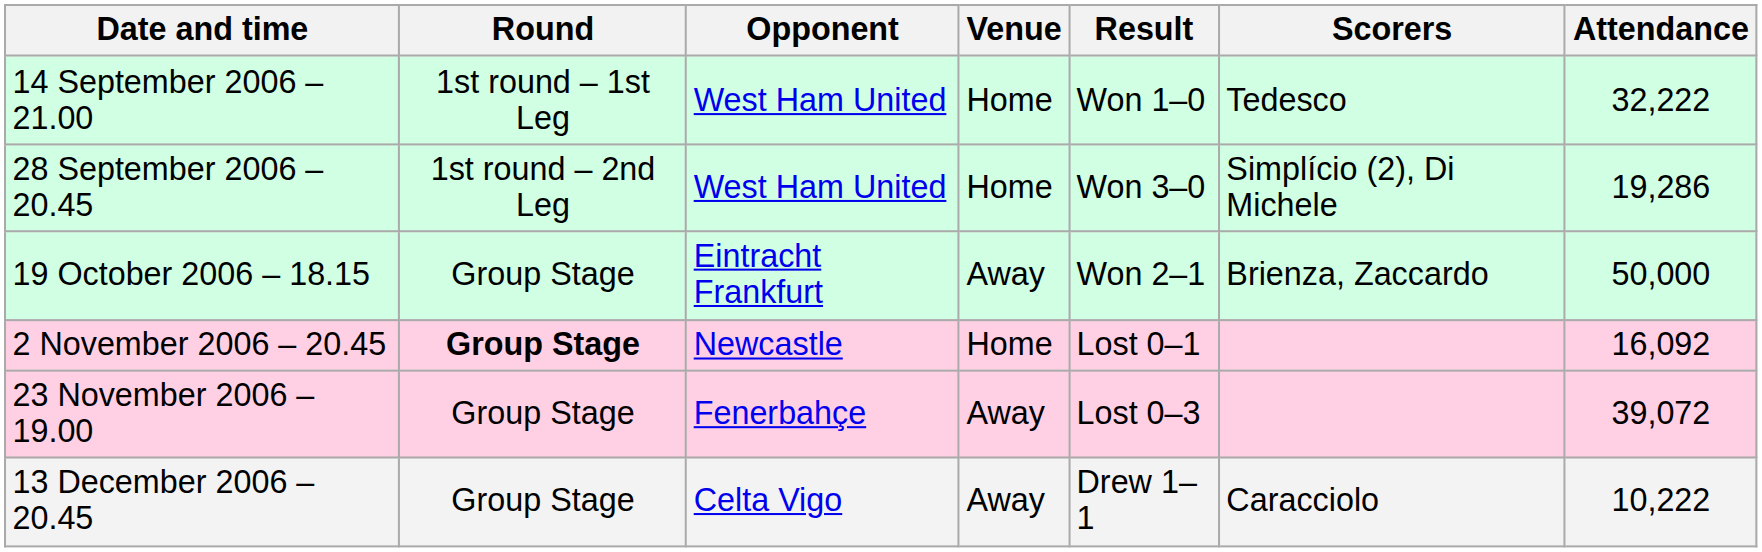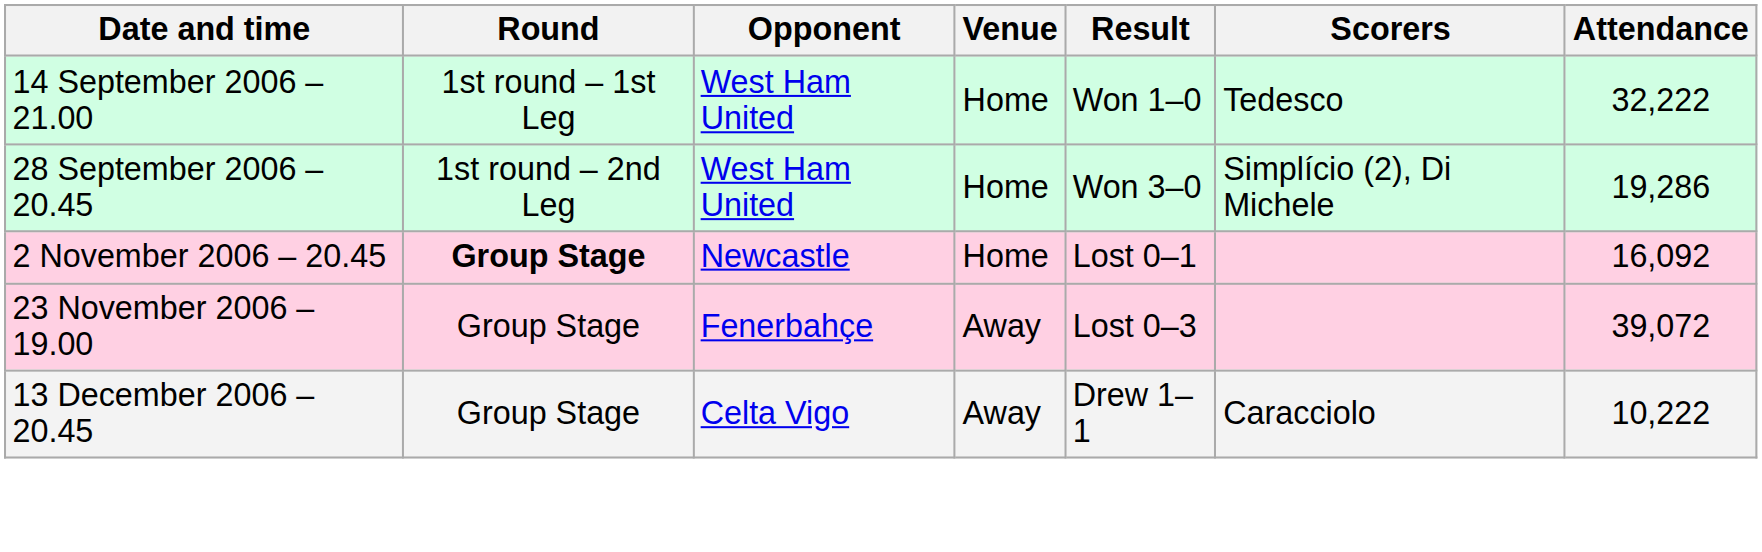- row: (191, 274)
